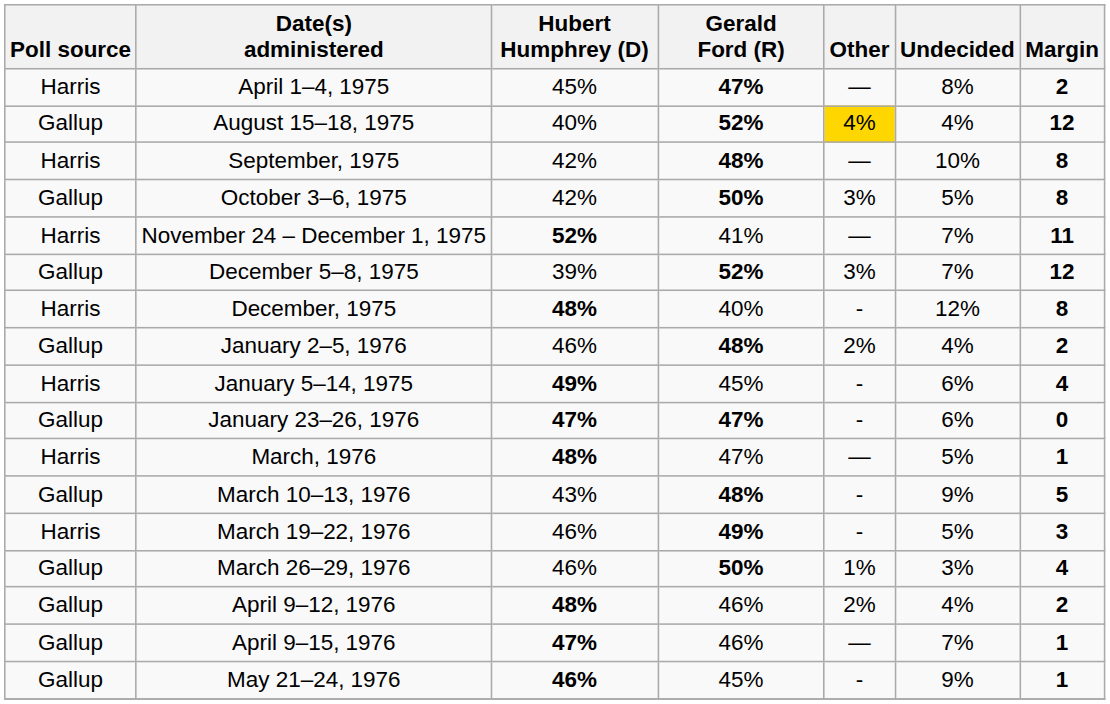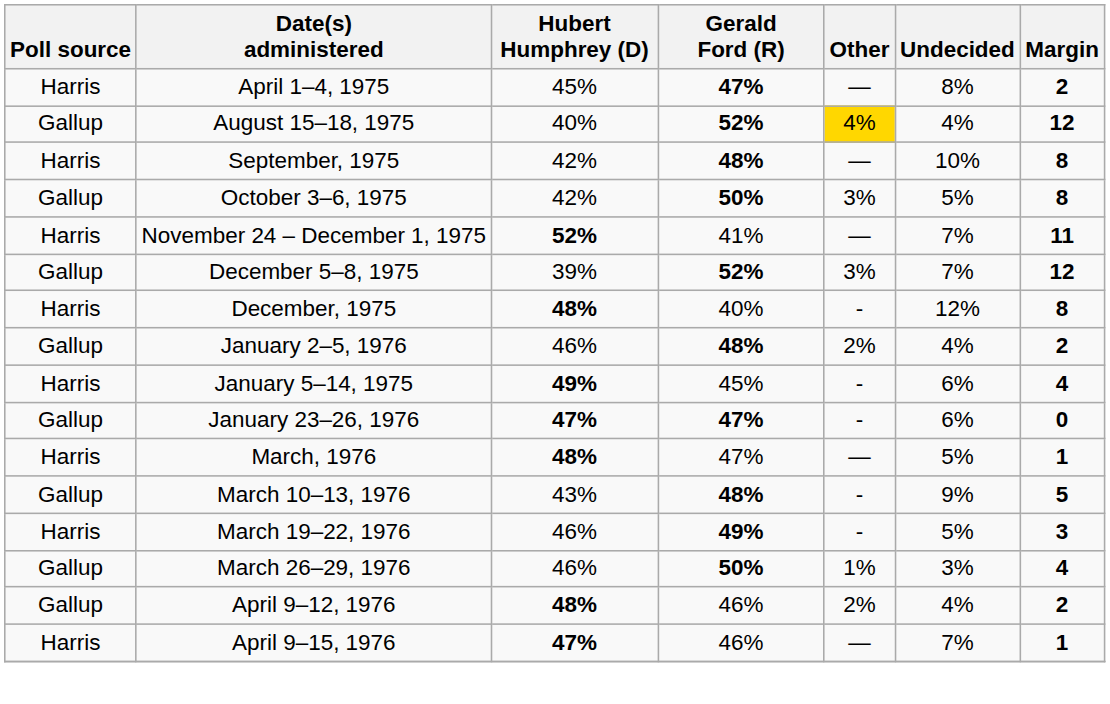(71, 642) Gallup -> (71, 642) Harris
- row: (314, 679)
